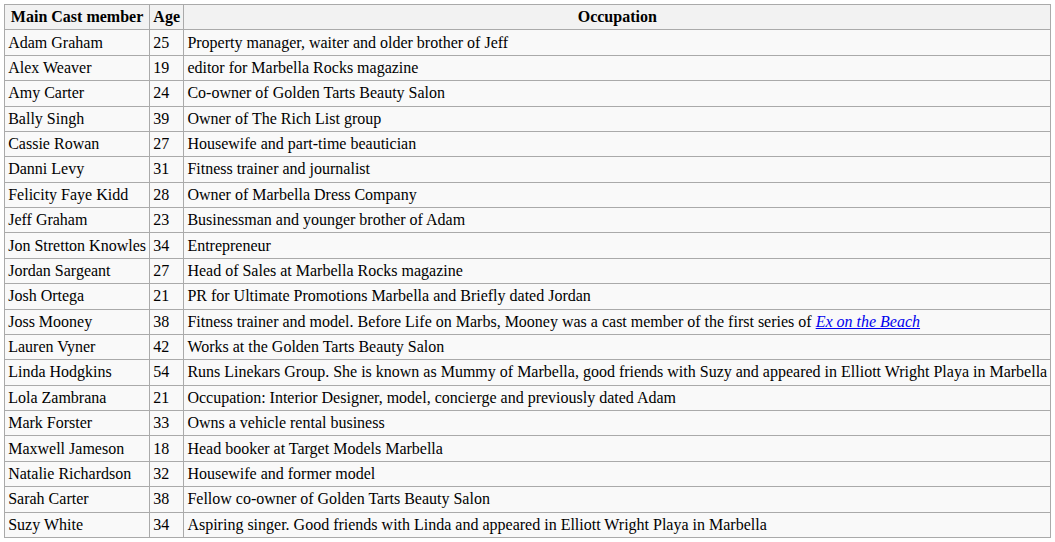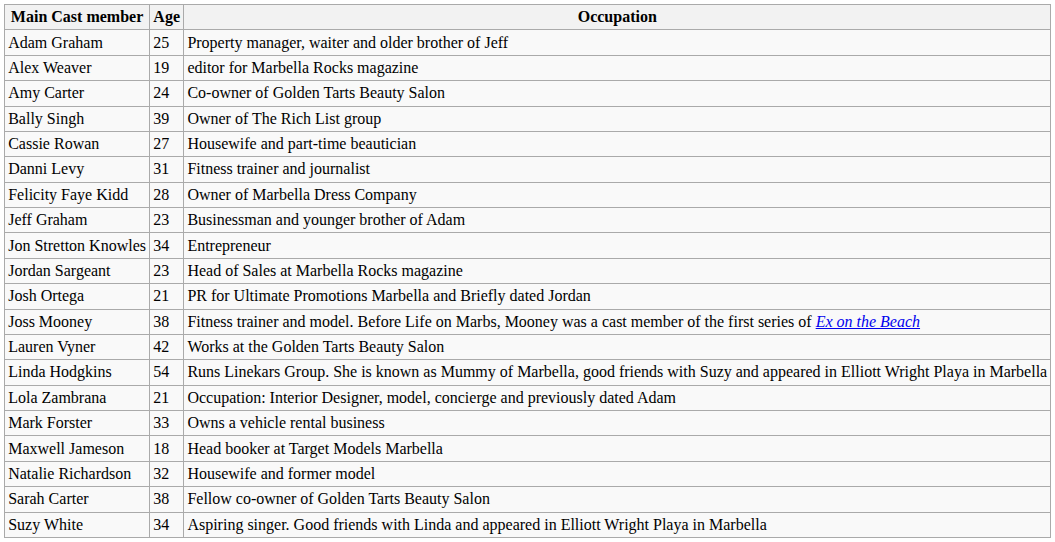(161, 270) 27 -> (161, 270) 23
